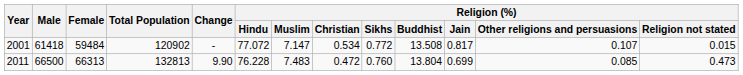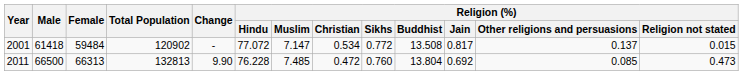(624, 45) 0.107 -> (624, 45) 0.137
(297, 62) 7.483 -> (297, 62) 7.485
(460, 62) 0.699 -> (460, 62) 0.692
